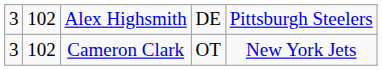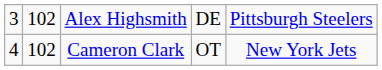(14, 49) 3 -> (14, 49) 4
